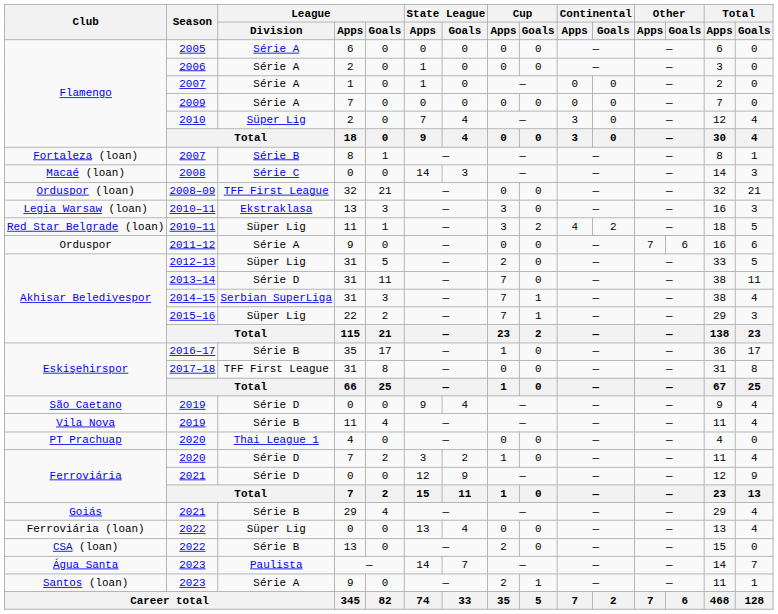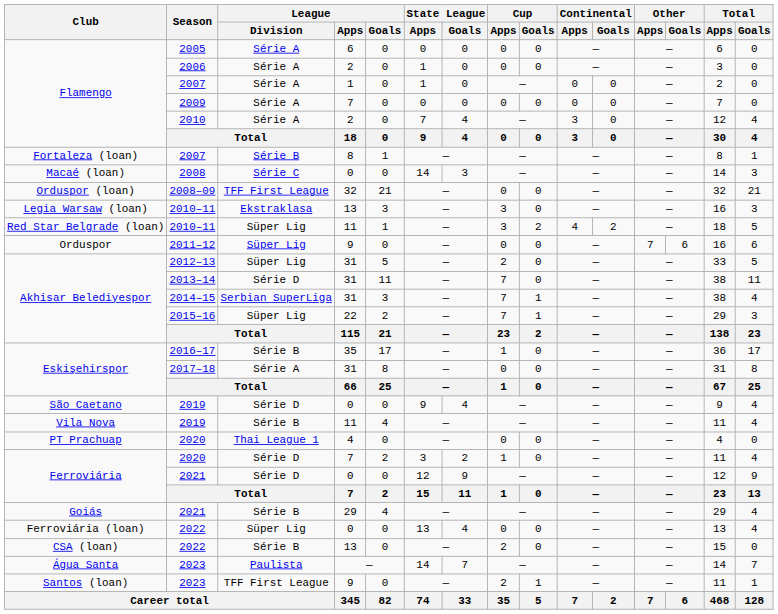(276, 120) Süper Lig -> (276, 120) Série A
(276, 245) Série A -> (276, 245) Süper Lig
(276, 369) TFF First League -> (276, 369) Série A
(276, 583) Série A -> (276, 583) TFF First League
